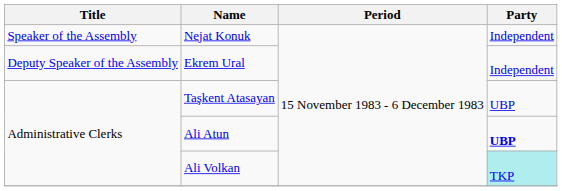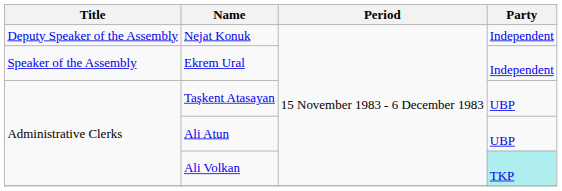(72, 35) Speaker of the Assembly -> (93, 35) Deputy Speaker of the Assembly
(93, 63) Deputy Speaker of the Assembly -> (72, 63) Speaker of the Assembly
(503, 140) bold -> (502, 140) normal
